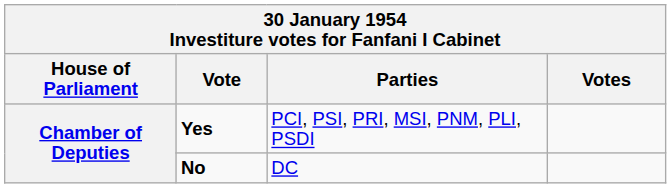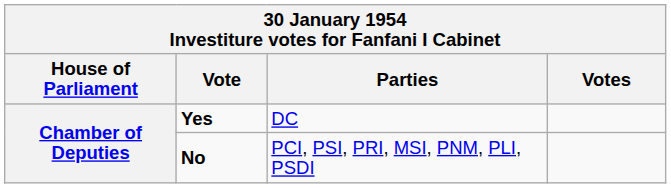(396, 128) PCI, PSI, PRI, MSI, PNM, PLI, PSDI -> (285, 118) DC
(285, 168) DC -> (396, 157) PCI, PSI, PRI, MSI, PNM, PLI, PSDI
